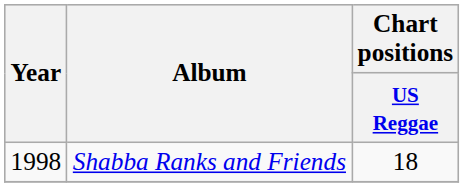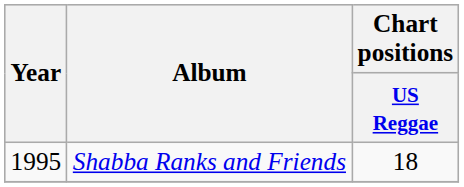(36, 161) 1998 -> (36, 161) 1995
